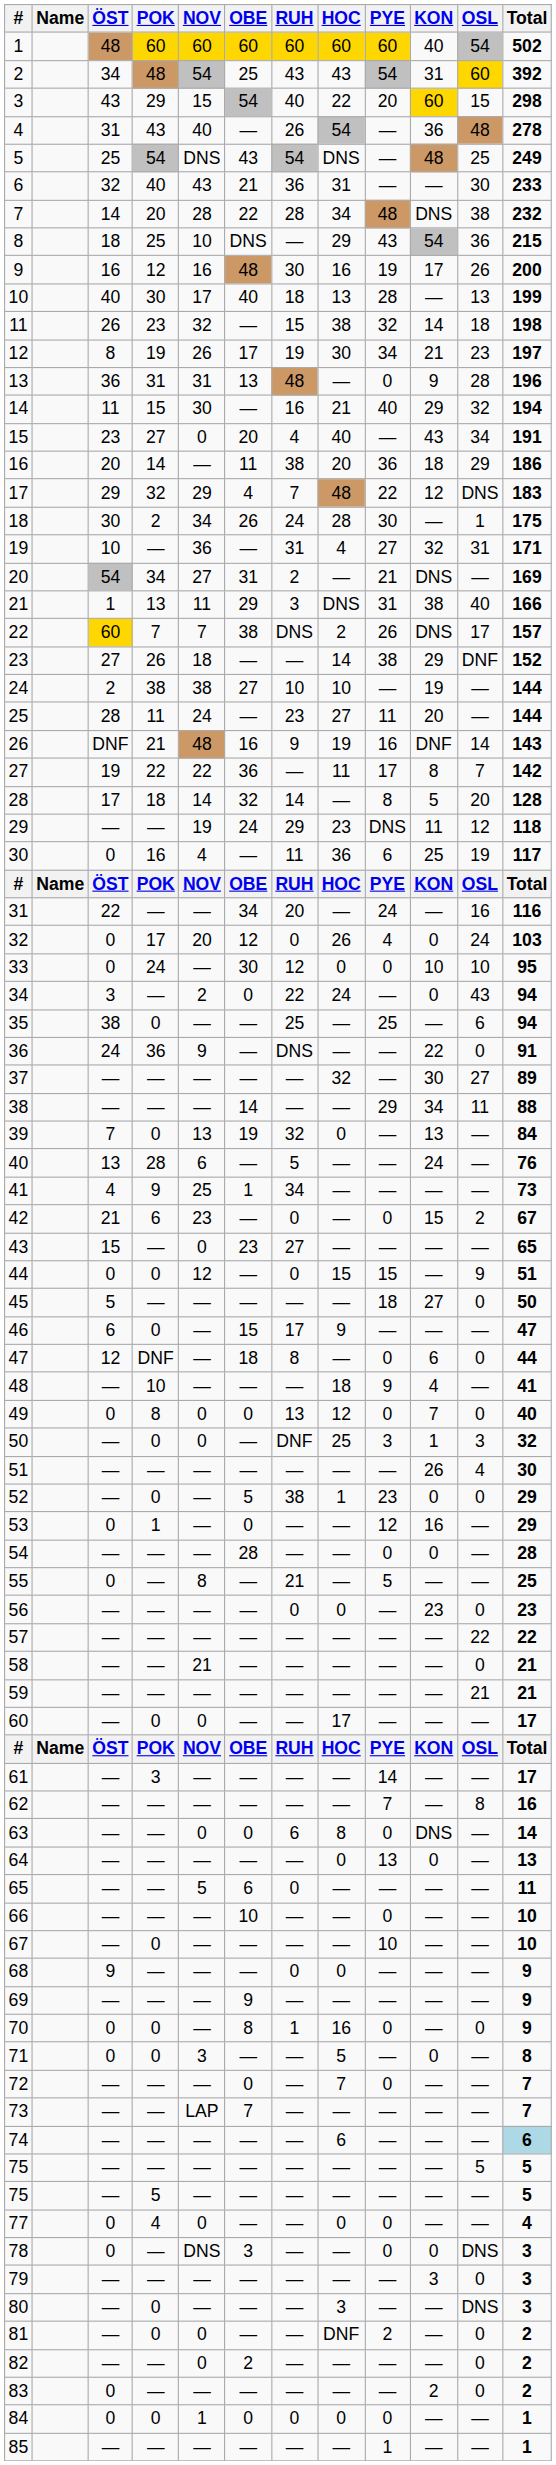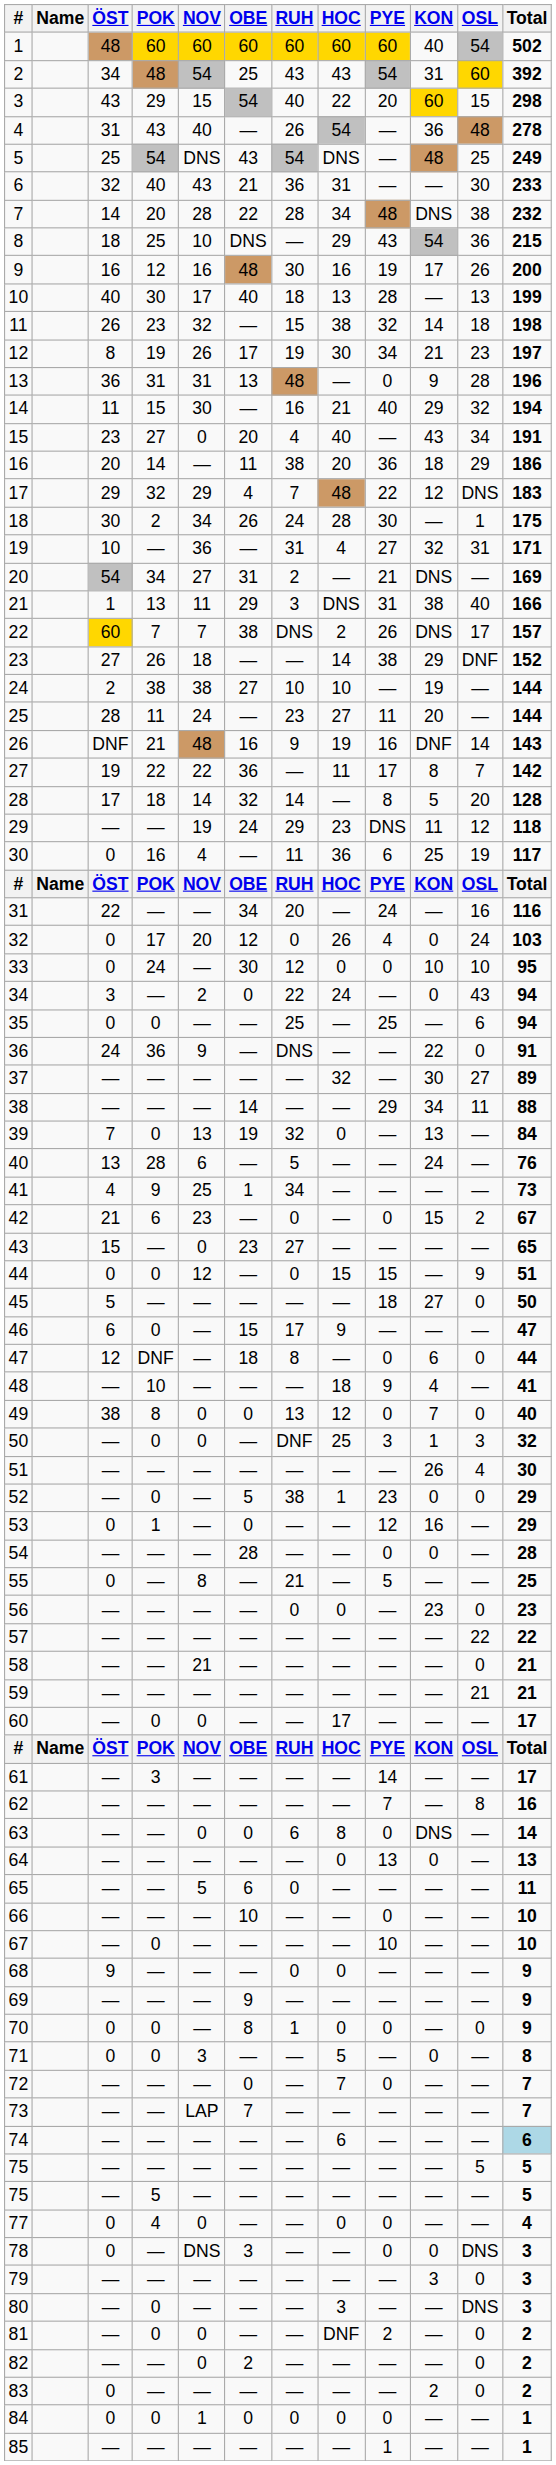(110, 1023) 38 -> (110, 1023) 0
(110, 1414) 0 -> (110, 1414) 38
(341, 2028) 16 -> (341, 2028) 0
